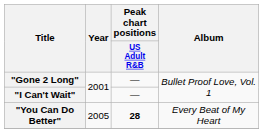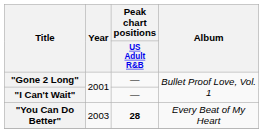(98, 115) 2005 -> (98, 115) 2003
